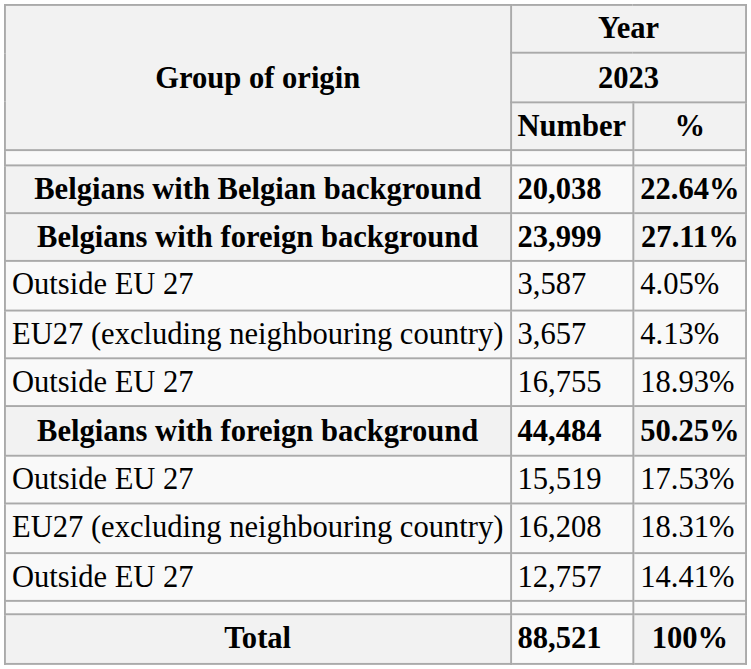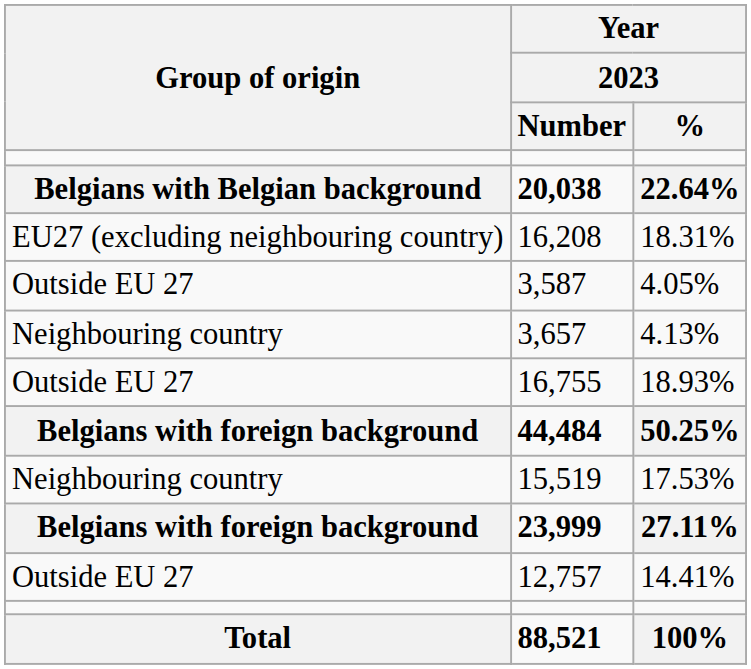rows swapped: (560, 236) <-> (560, 527)
(258, 333) EU27 (excluding neighbouring country) -> (147, 333) Neighbouring country
(103, 479) Outside EU 27 -> (147, 479) Neighbouring country
